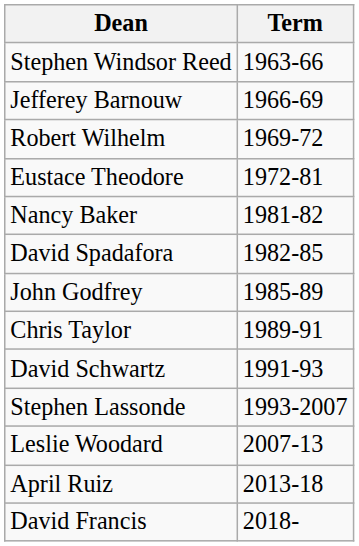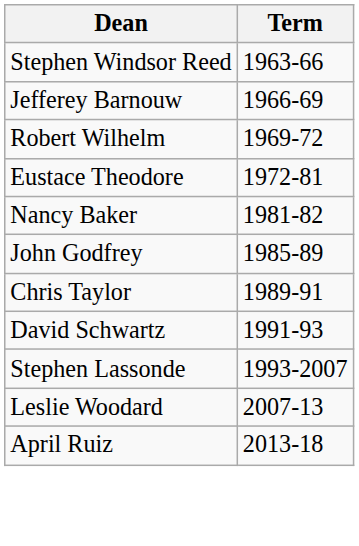- row: (92, 253)
- row: (78, 521)
